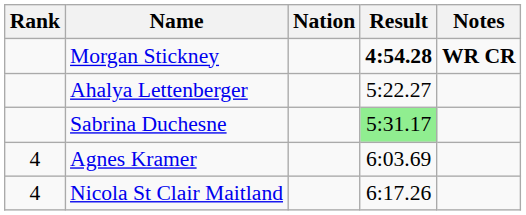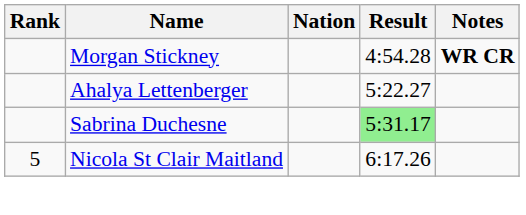(399, 55) bold -> (398, 55) normal
- row: (133, 158)
(35, 192) 4 -> (35, 158) 5
